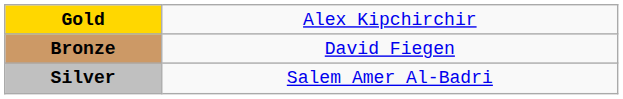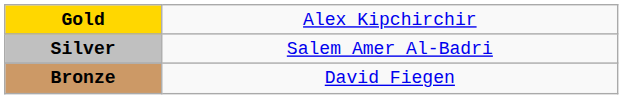rows swapped: (83, 78) <-> (83, 49)
